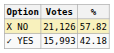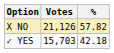(59, 41) 15,993 -> (59, 41) 15,703
